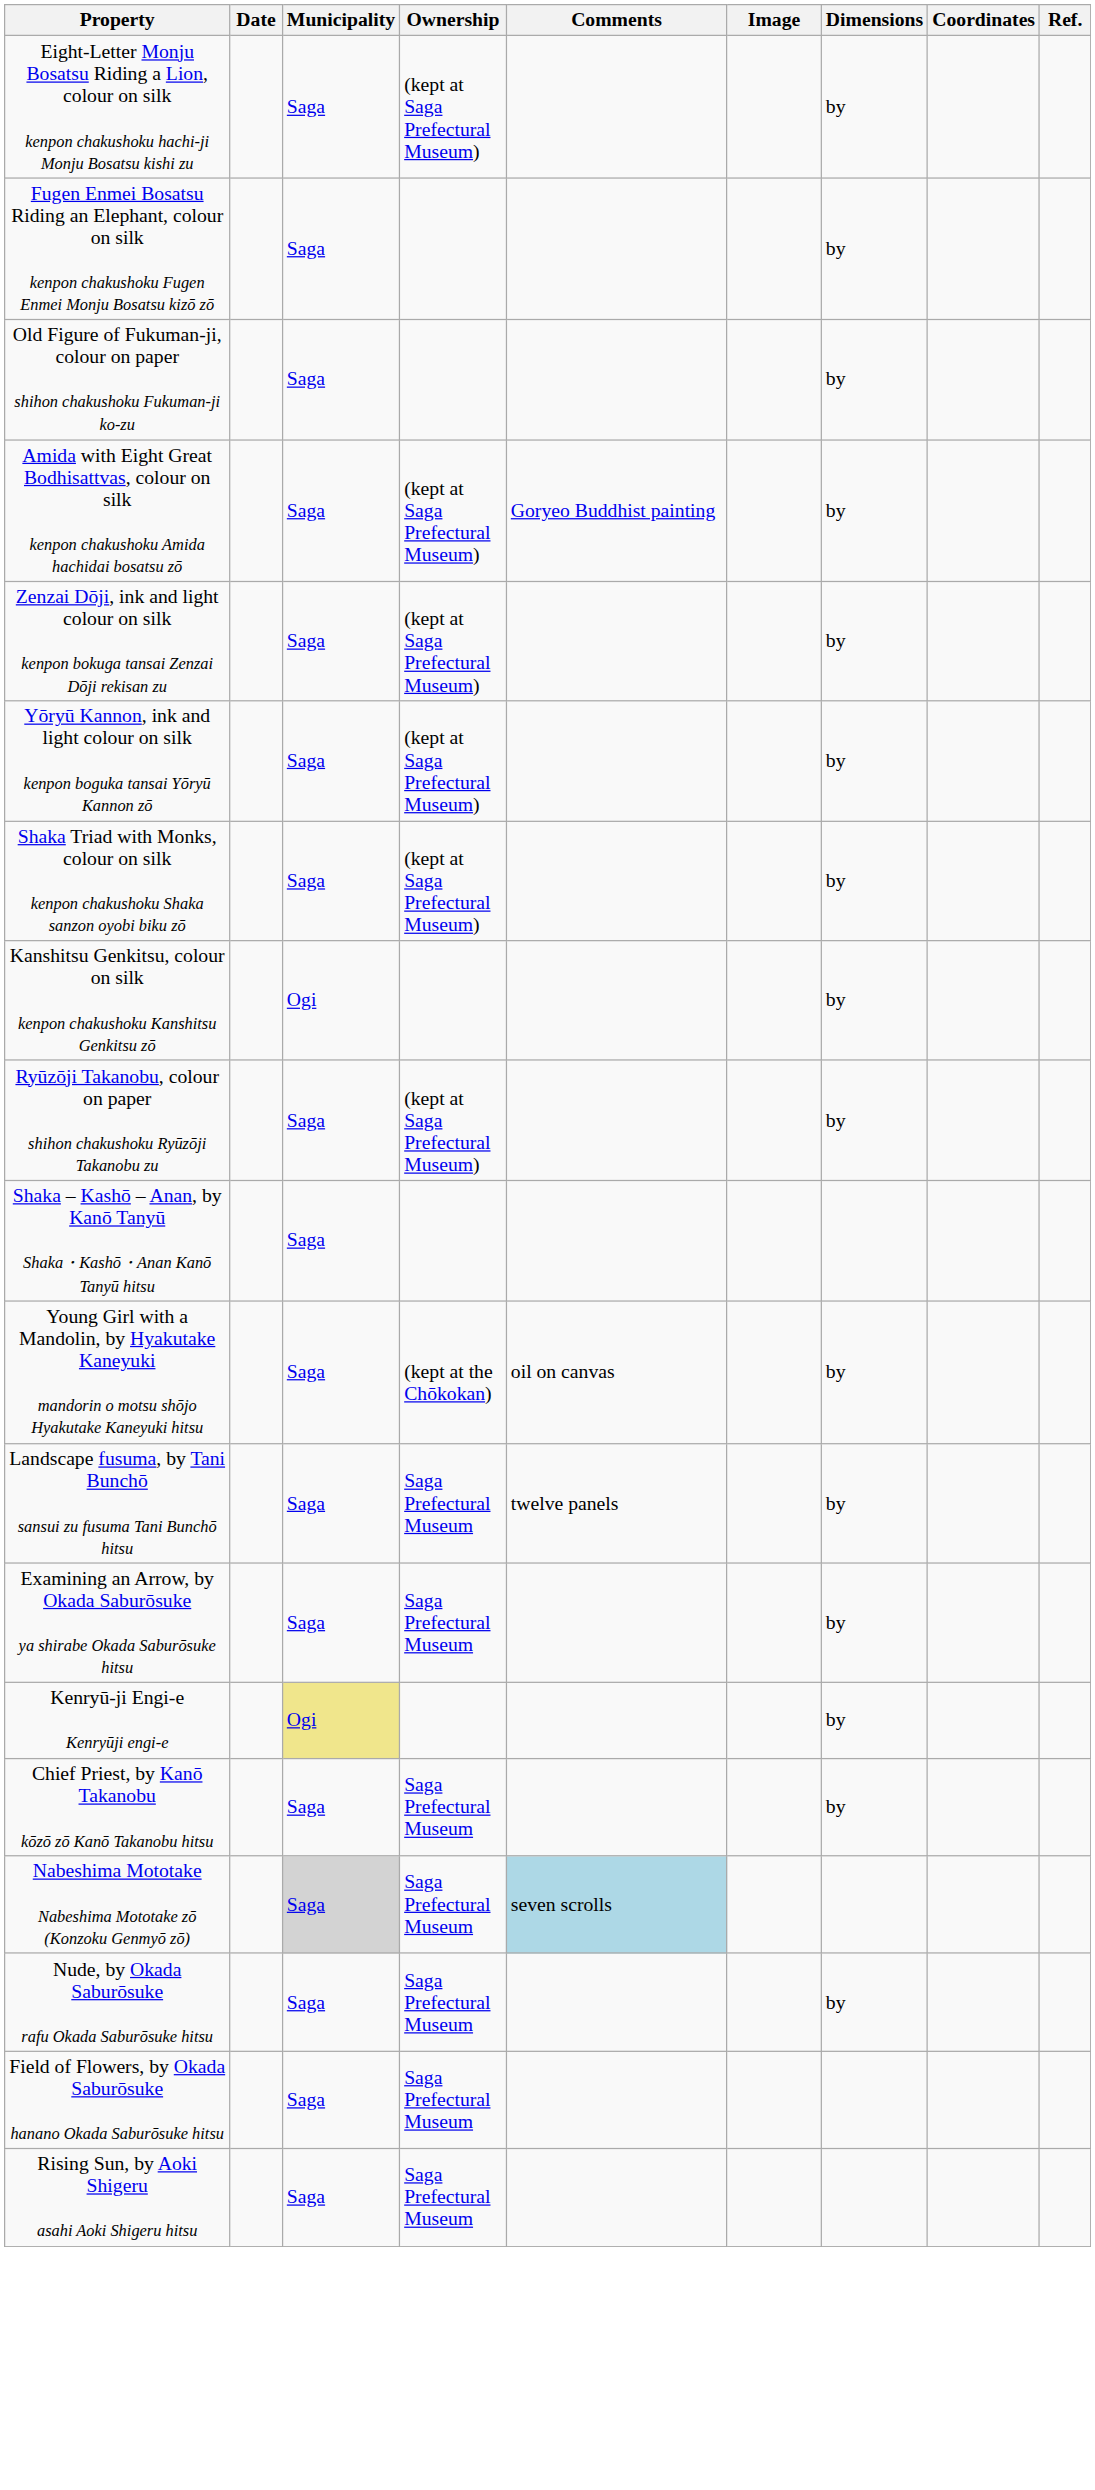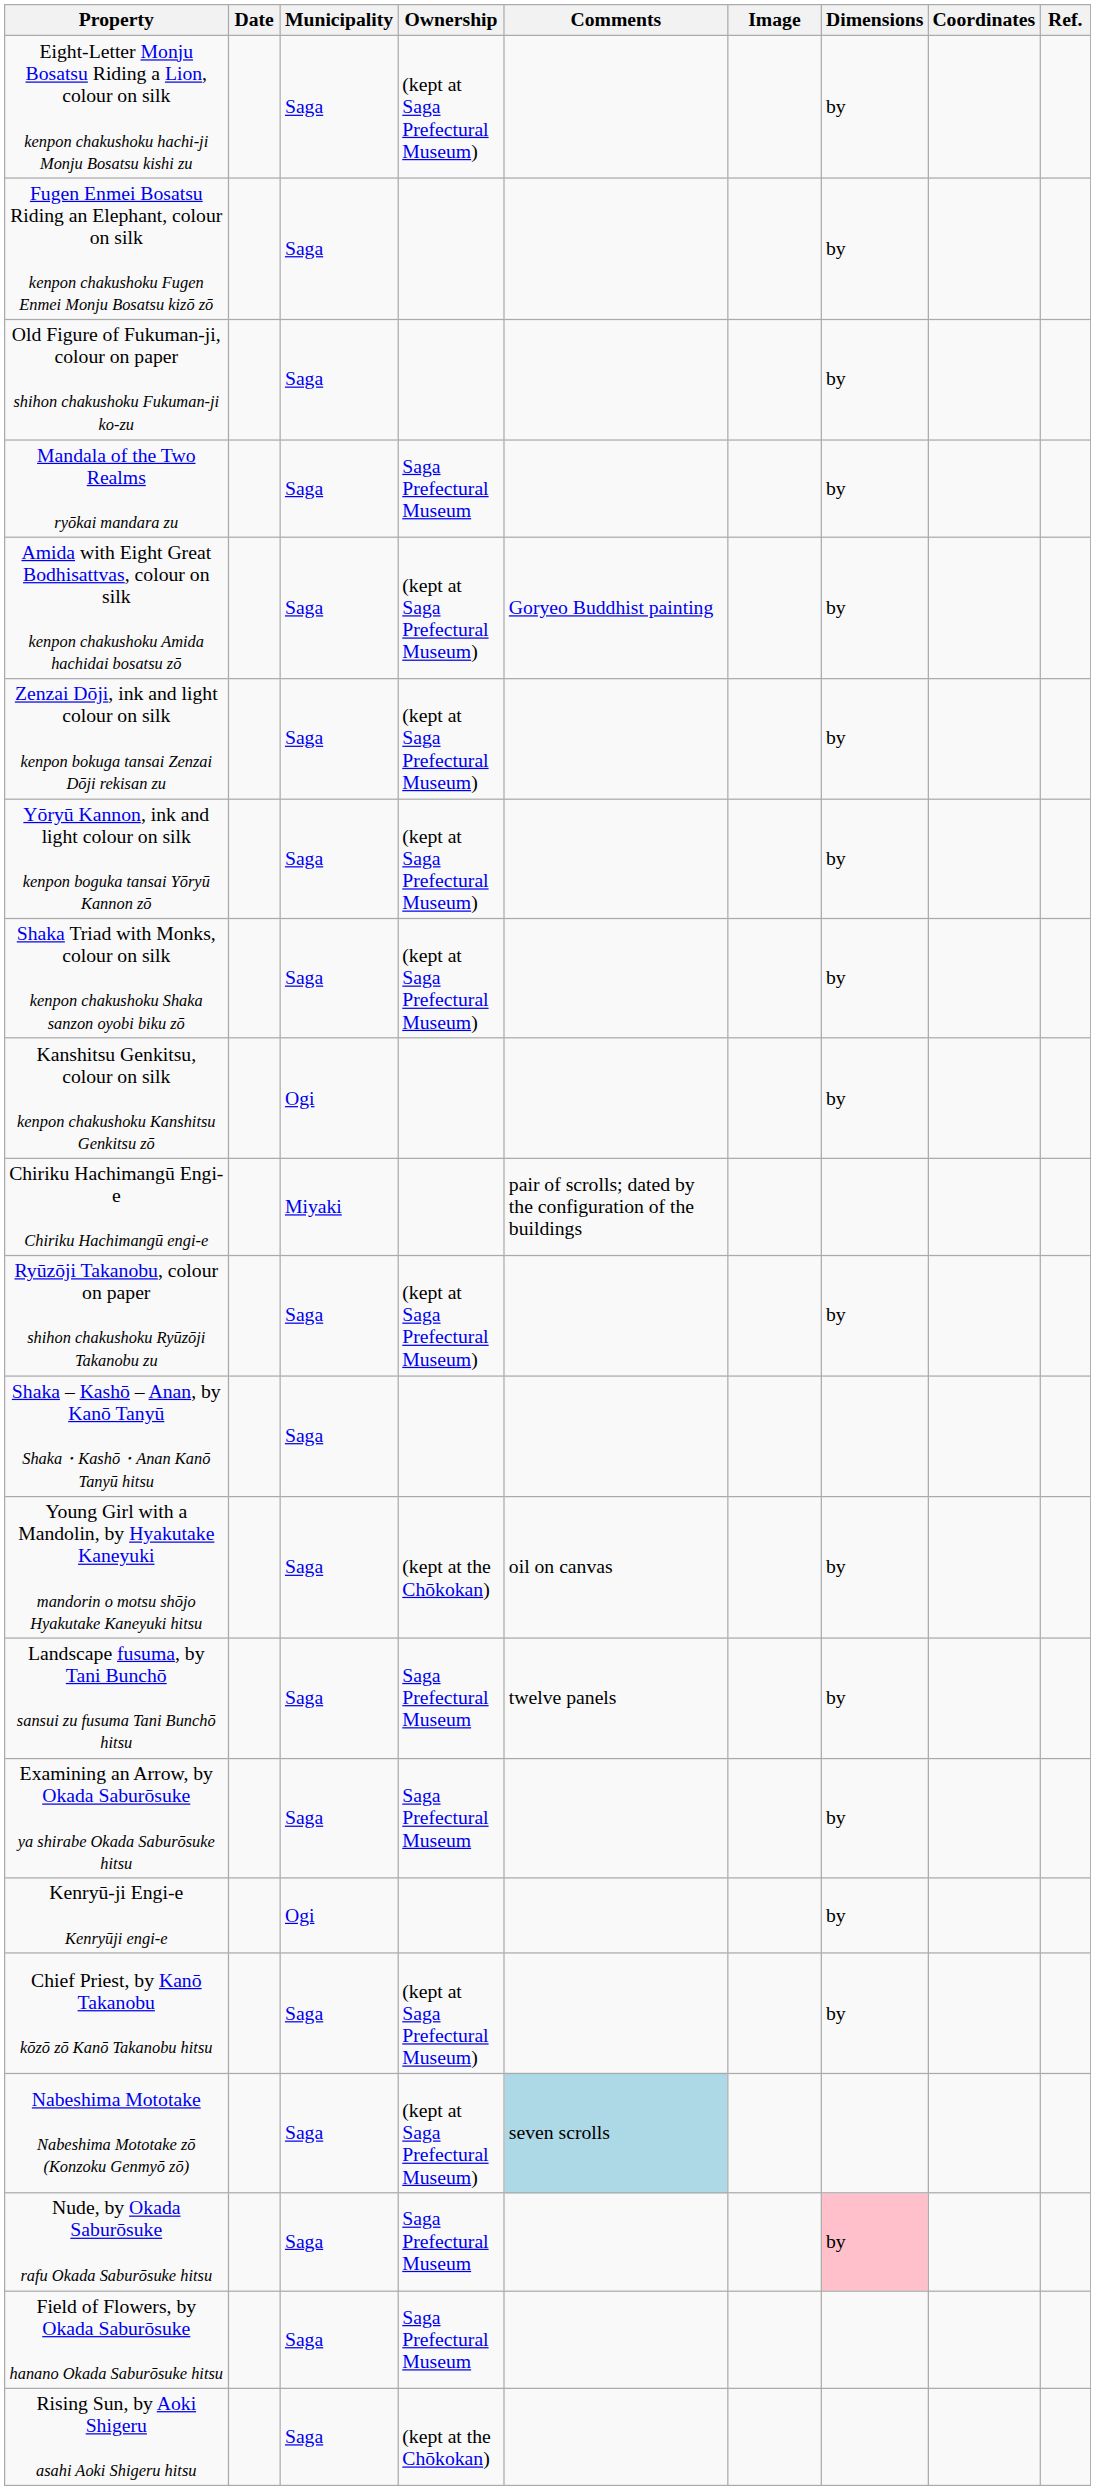+ row: (116, 488)
+ row: (116, 1206)
(302, 1720) khaki background -> (300, 1915) no background
(447, 1806) Saga Prefectural Museum -> (445, 2024) (kept at Saga Prefectural Museum)
(306, 1904) lightgrey background -> (304, 2132) no background
(447, 1904) Saga Prefectural Museum -> (445, 2144) (kept at Saga Prefectural Museum)
(836, 2002) no background -> (836, 2241) pink background
(447, 2197) Saga Prefectural Museum -> (447, 2447) (kept at the Chōkokan)
